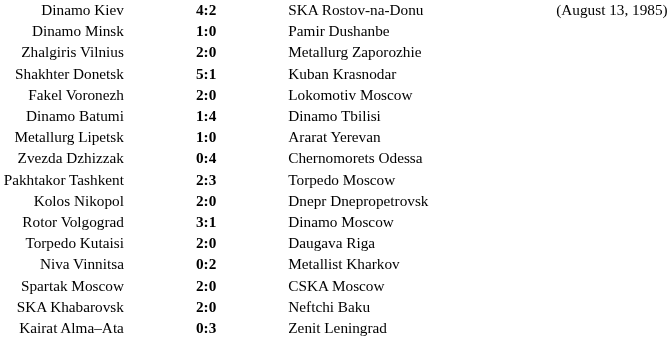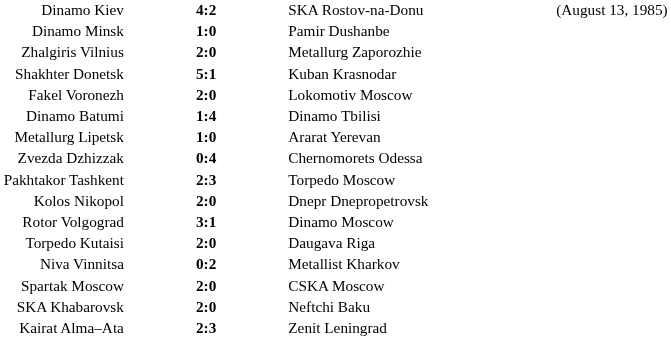(206, 328) 0:3 -> (206, 328) 2:3
